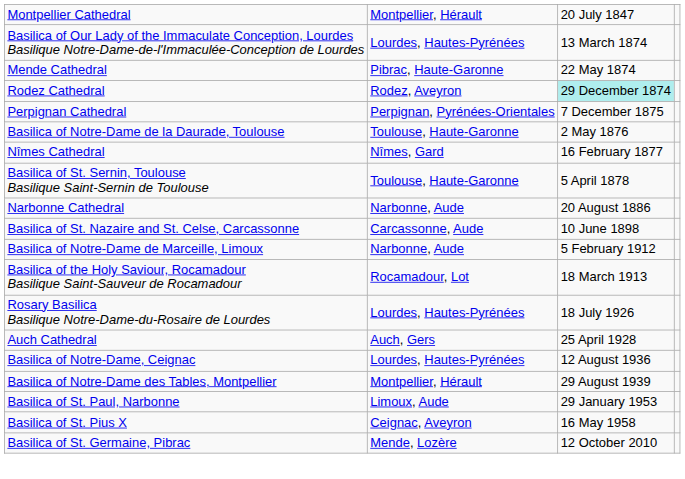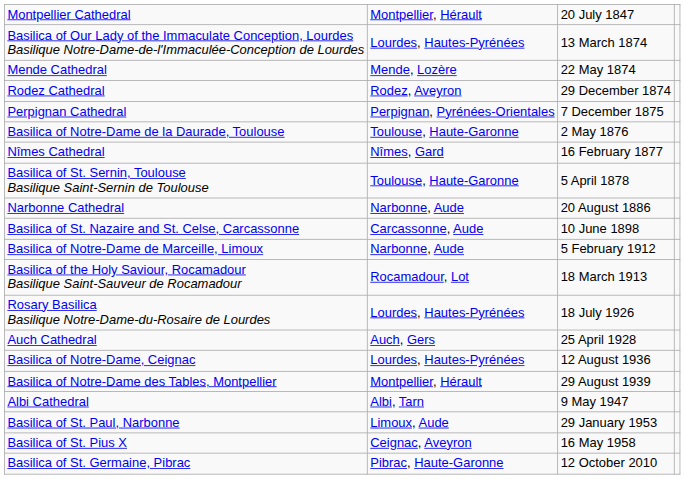(437, 70) Pibrac, Haute-Garonne -> (413, 70) Mende, Lozère
(616, 91) paleturquoise background -> (616, 91) no background
+ row: (48, 401)
(413, 443) Mende, Lozère -> (437, 463) Pibrac, Haute-Garonne
